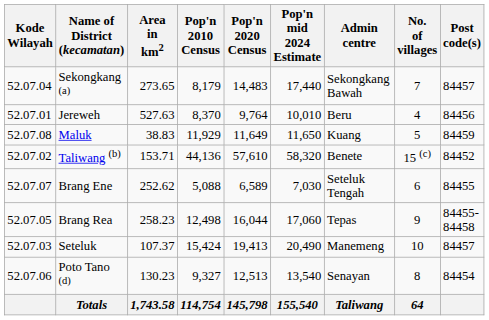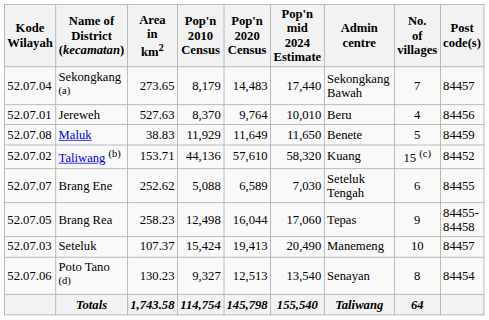(344, 134) Kuang -> (345, 134) Benete
(345, 156) Benete -> (344, 156) Kuang
